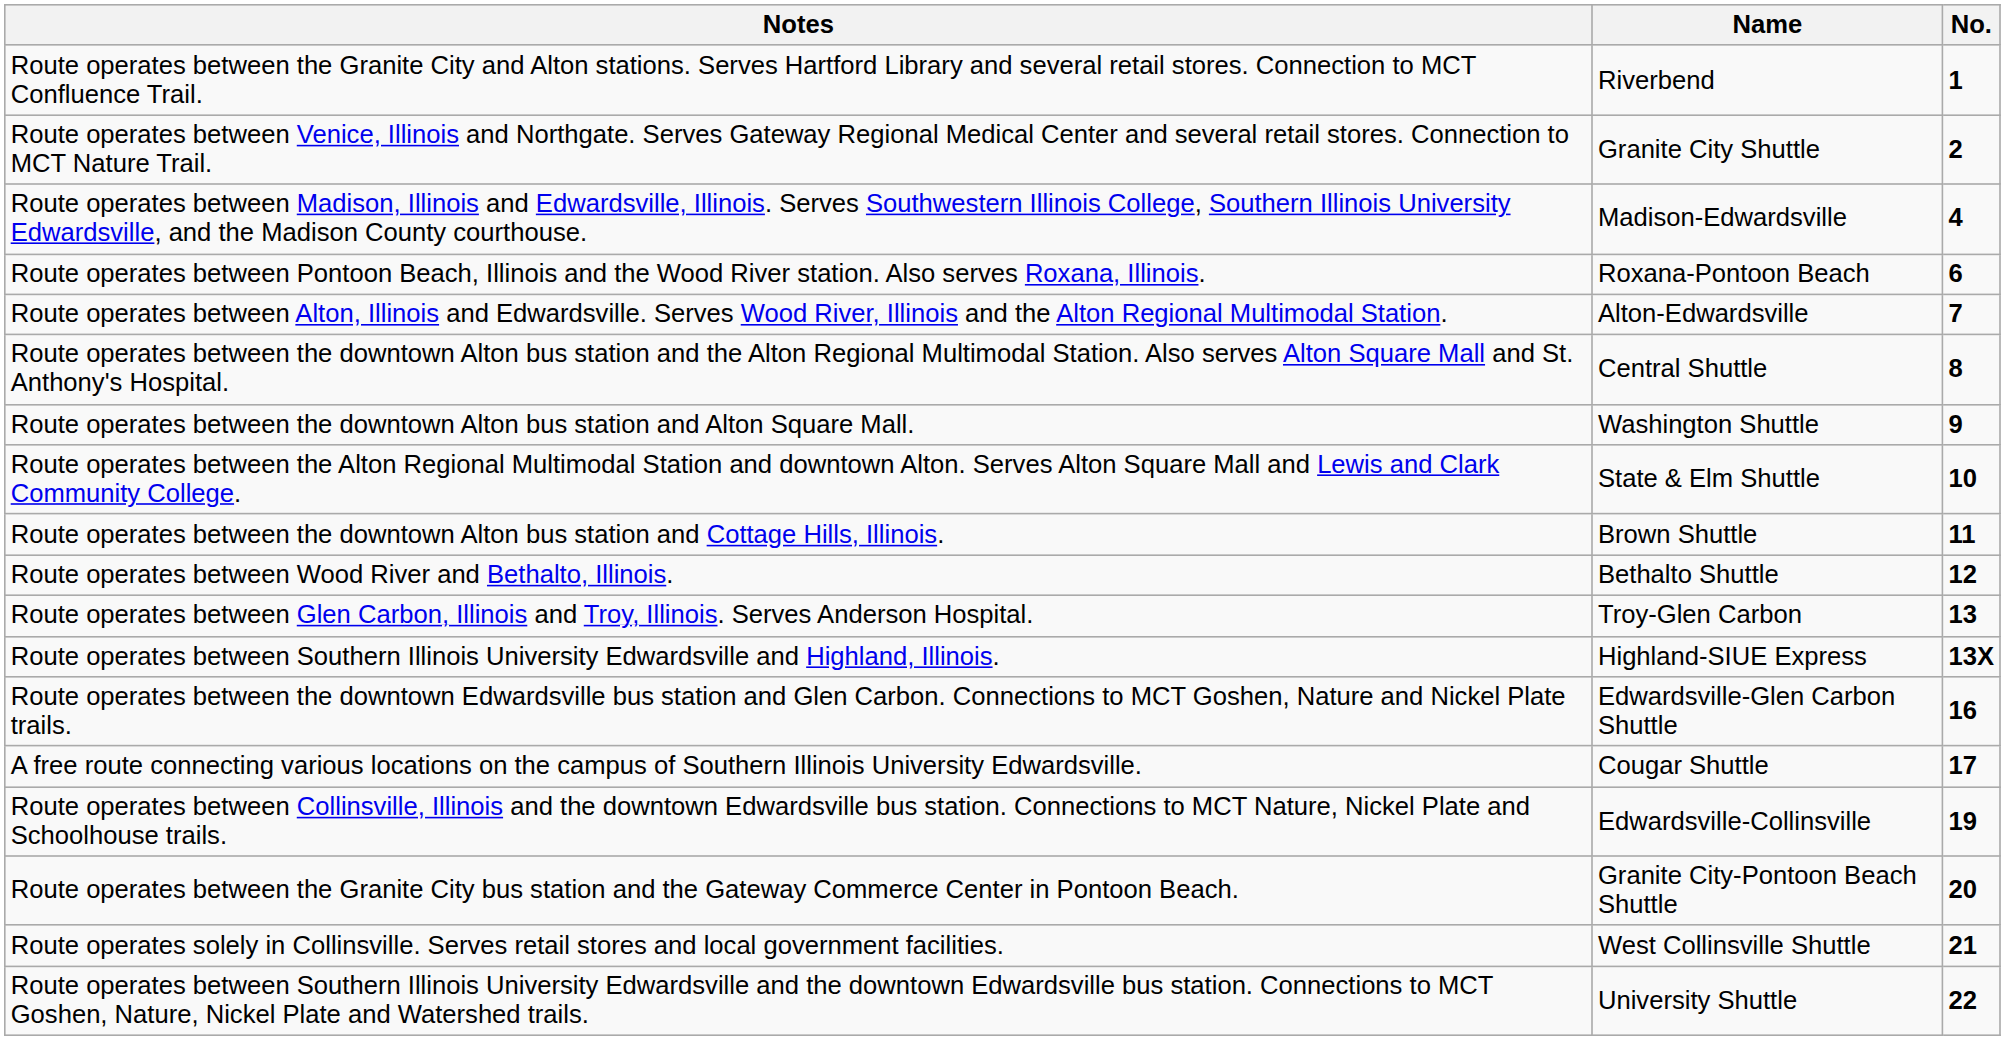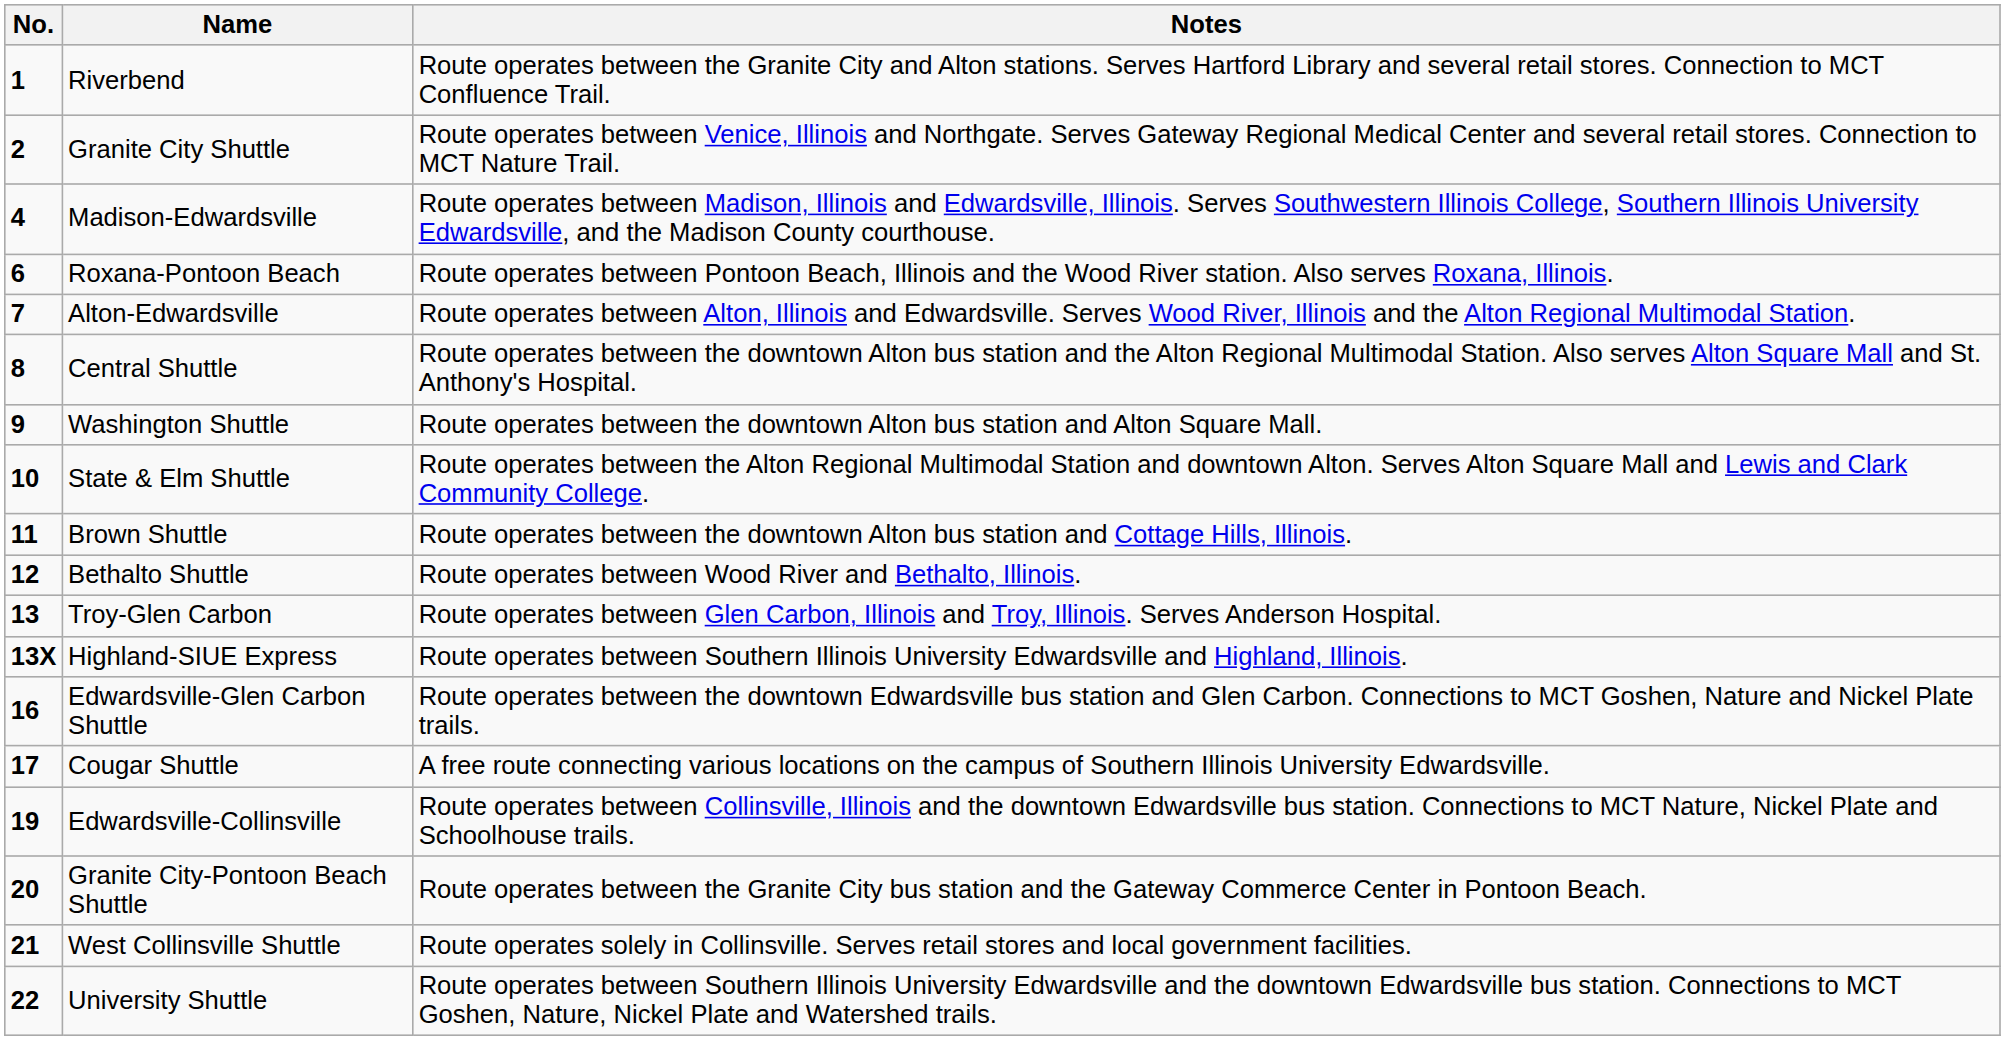columns swapped: (1971, 24) <-> (798, 24)
